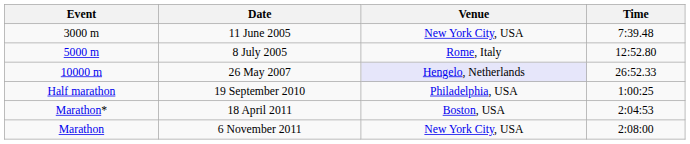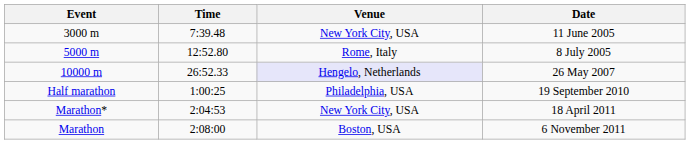columns swapped: (636, 14) <-> (260, 14)
(474, 110) Boston, USA -> (369, 110) New York City, USA
(474, 130) New York City, USA -> (369, 130) Boston, USA
